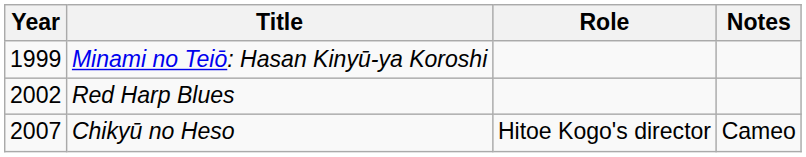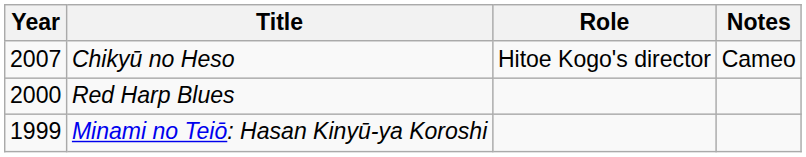rows swapped: (280, 59) <-> (153, 132)
(36, 95) 2002 -> (36, 95) 2000
